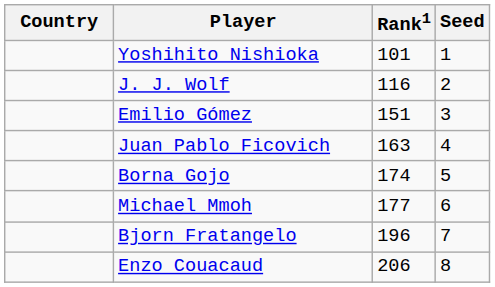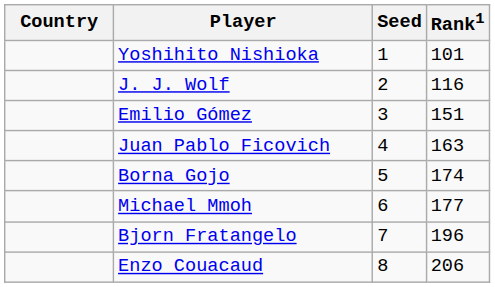columns swapped: (404, 22) <-> (462, 22)
